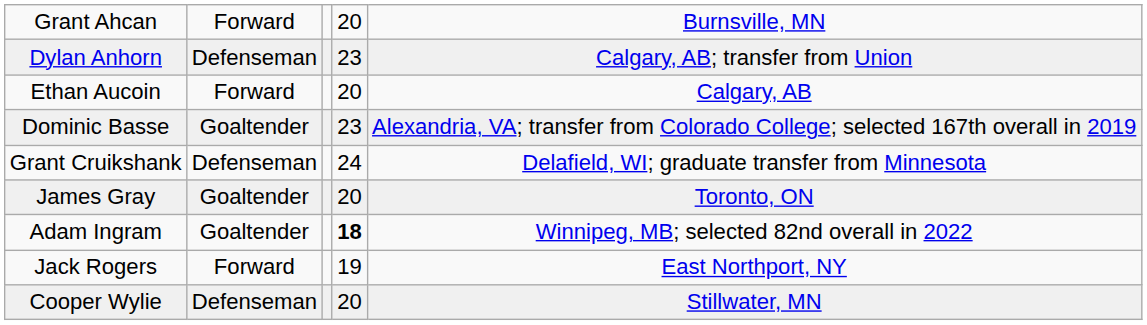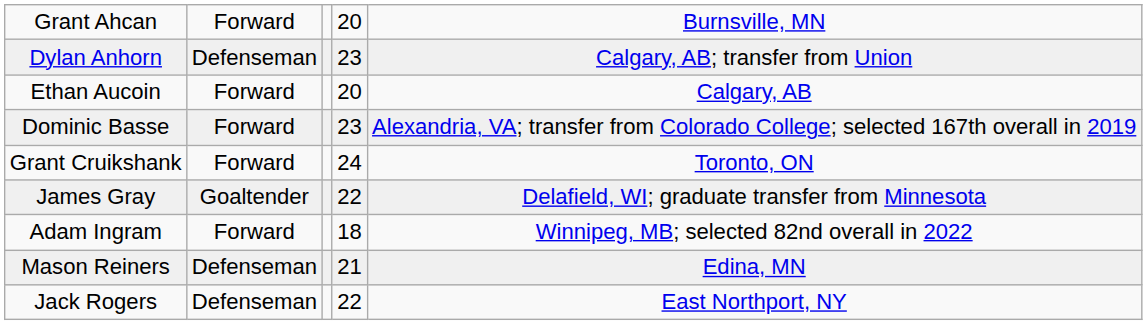(254, 127) Goaltender -> (254, 127) Forward
(254, 162) Defenseman -> (254, 162) Forward
(754, 162) Delafield, WI; graduate transfer from Minnesota -> (754, 162) Toronto, ON
(350, 197) 20 -> (350, 197) 22
(754, 197) Toronto, ON -> (754, 197) Delafield, WI; graduate transfer from Minnesota
(254, 232) Goaltender -> (254, 232) Forward
(350, 232) bold -> (350, 232) normal
+ row: (96, 267)
(254, 267) Forward -> (254, 302) Defenseman
(350, 267) 19 -> (350, 302) 22
- row: (96, 302)
